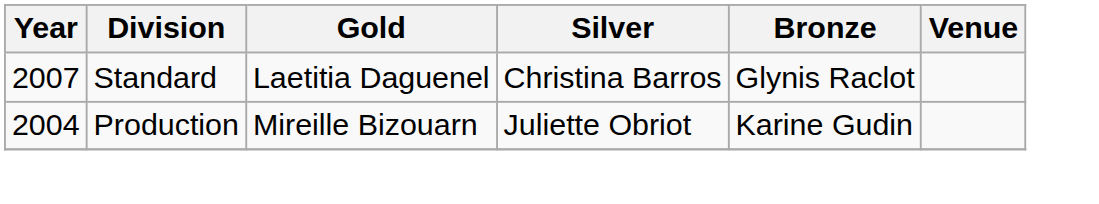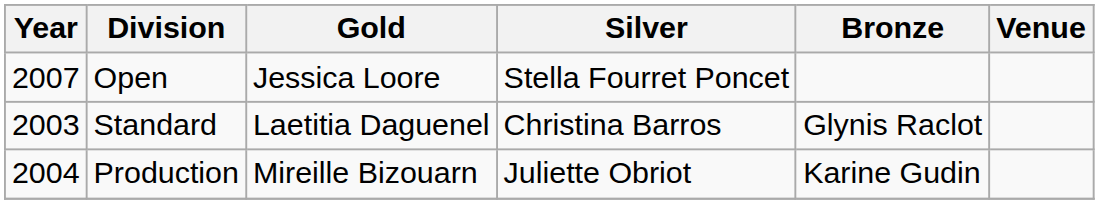+ row: (131, 76)
(46, 76) 2007 -> (46, 125) 2003
